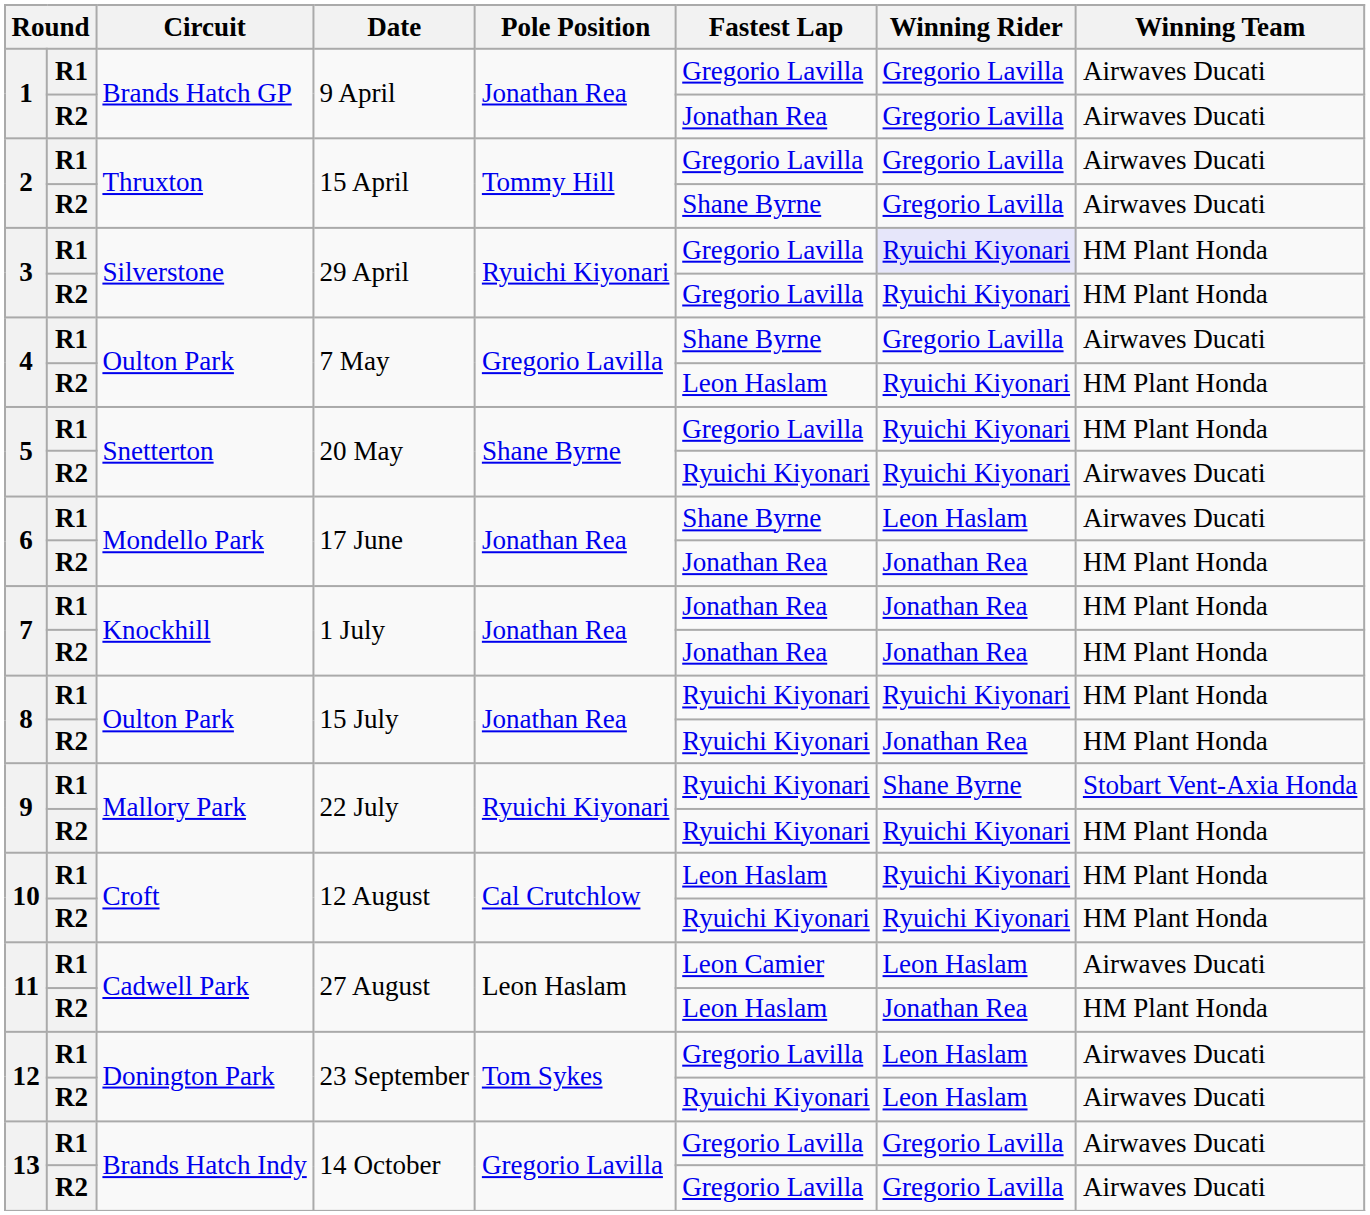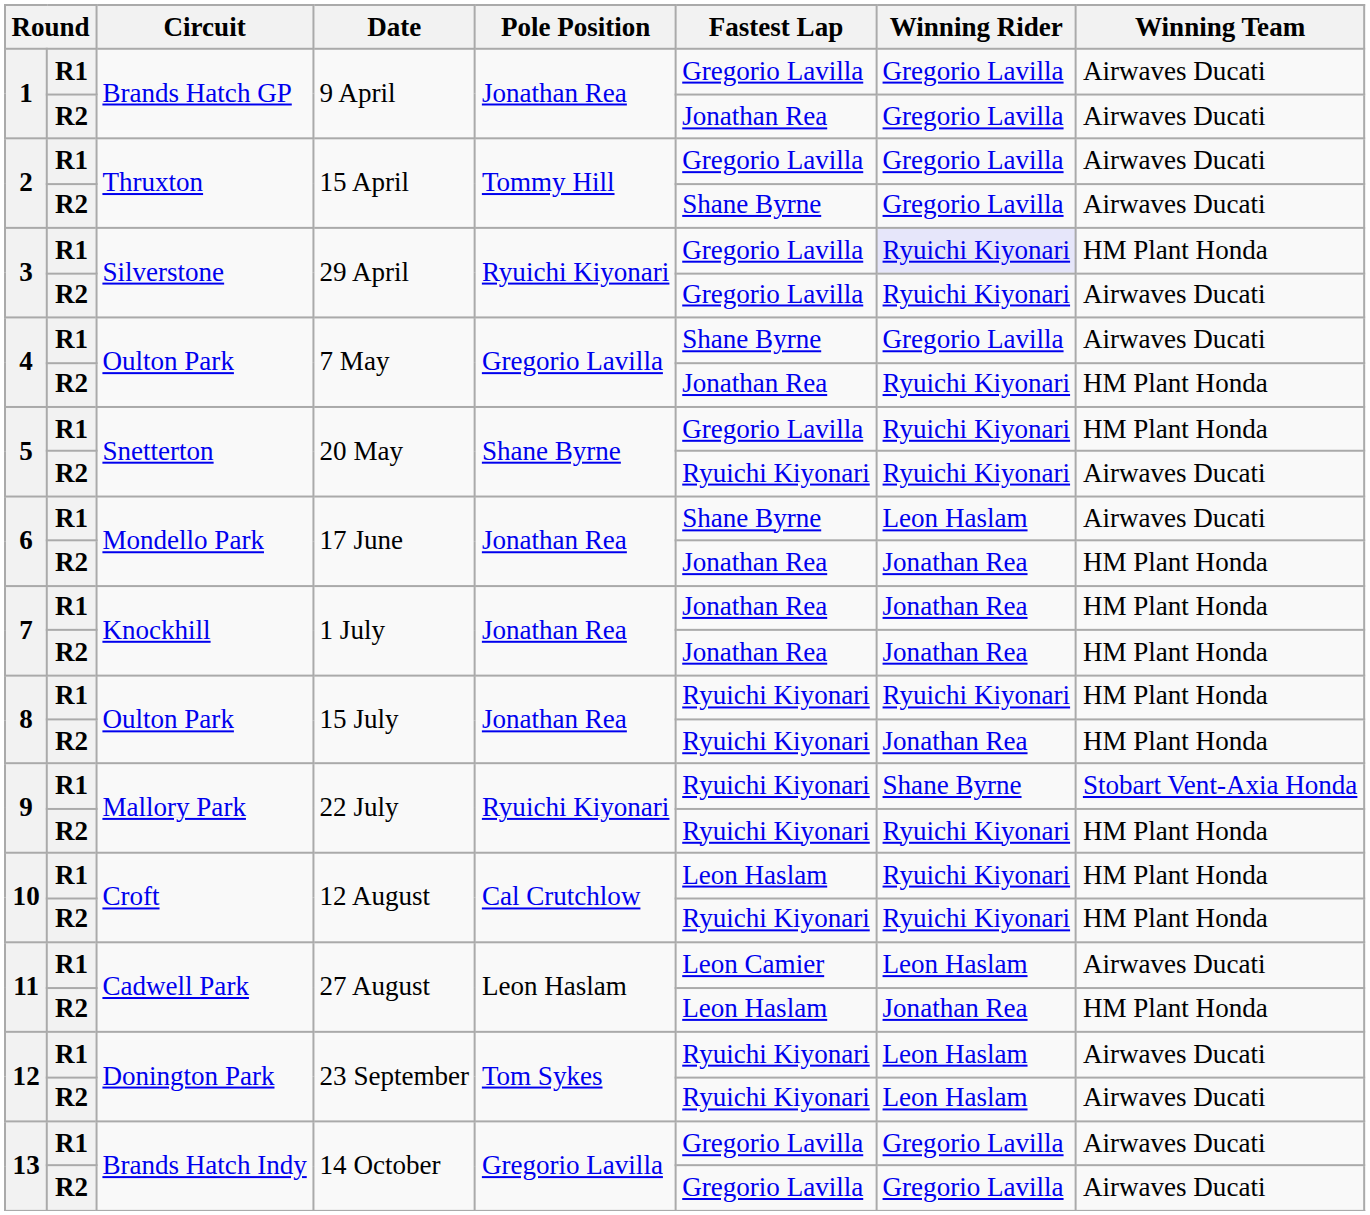(1175, 294) HM Plant Honda -> (1174, 294) Airwaves Ducati
(755, 383) Leon Haslam -> (755, 383) Jonathan Rea
(773, 1053) Gregorio Lavilla -> (776, 1053) Ryuichi Kiyonari
